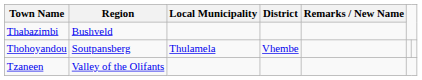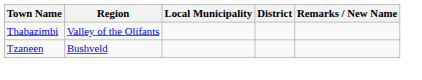(92, 31) Bushveld -> (113, 31) Valley of the Olifants
- row: (37, 49)
(118, 66) Valley of the Olifants -> (87, 49) Bushveld
